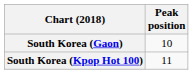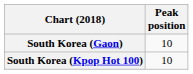(167, 60) 11 -> (167, 60) 10
